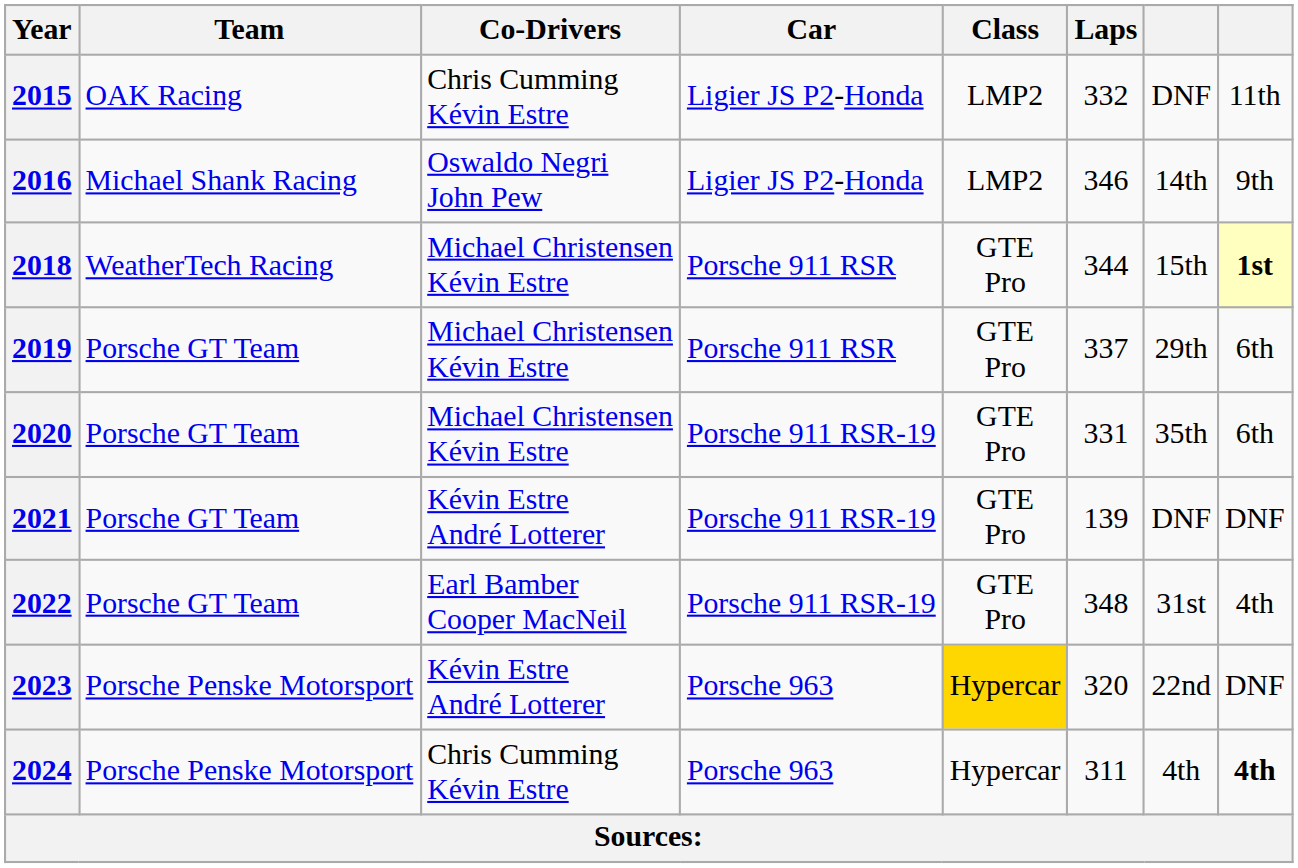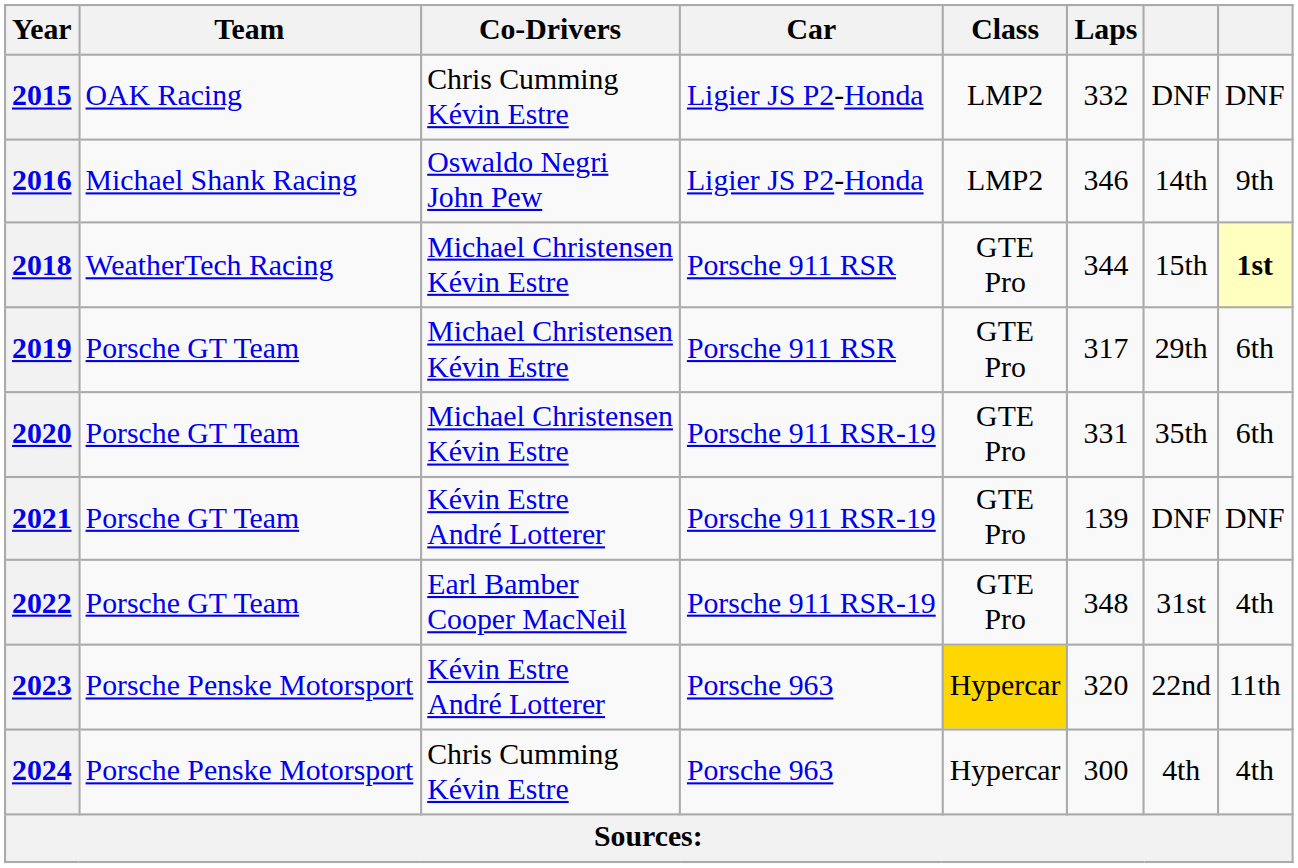(1255, 96) 11th -> (1255, 96) DNF
(1106, 349) 337 -> (1106, 349) 317
(1255, 686) DNF -> (1255, 686) 11th
(1106, 771) 311 -> (1106, 771) 300
(1255, 771) bold -> (1255, 771) normal
